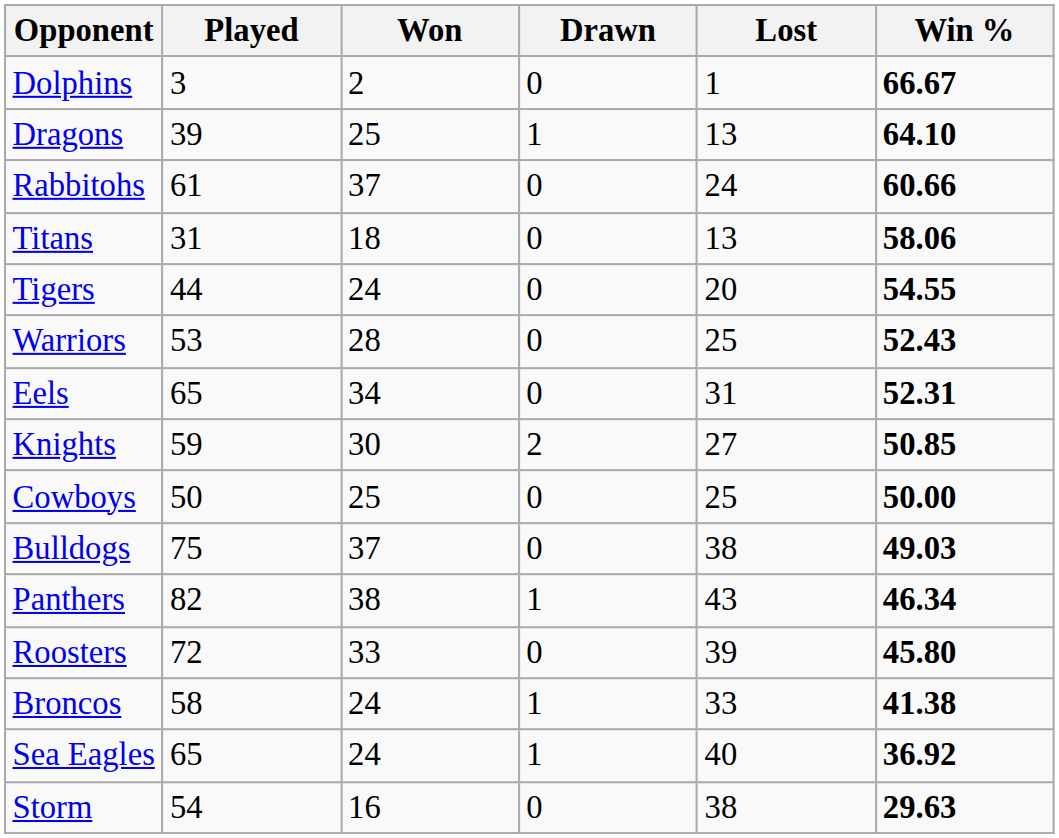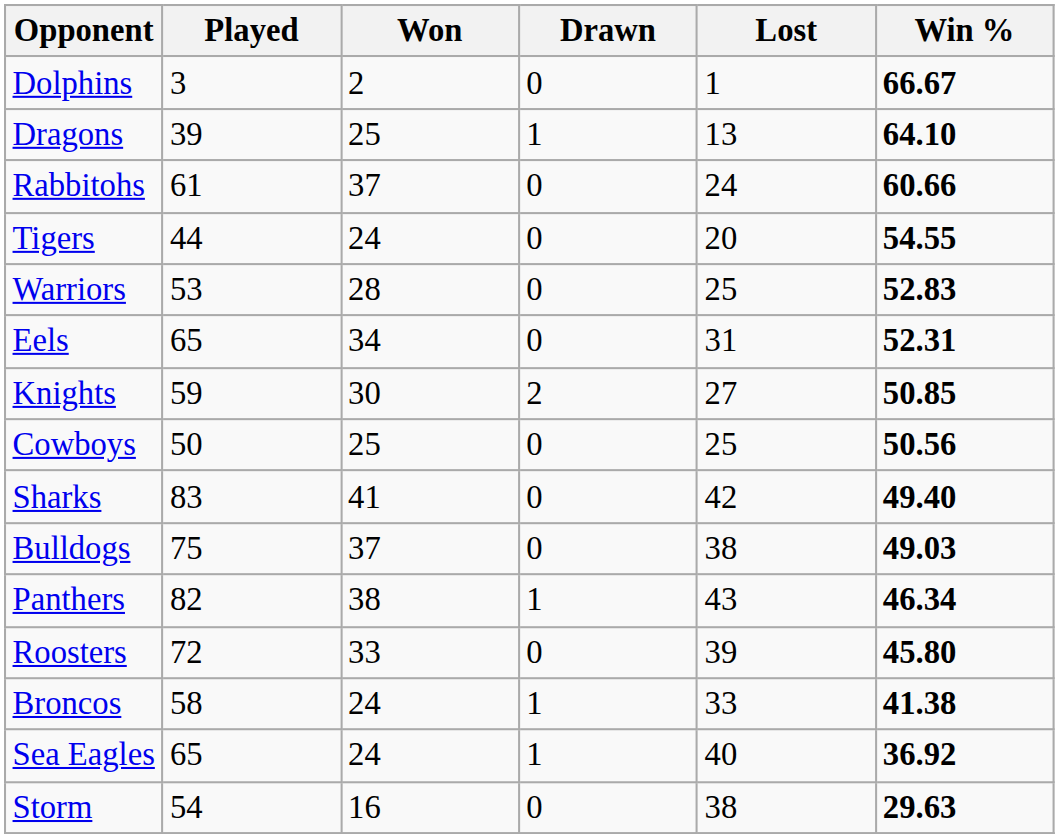- row: (53, 237)
(920, 340) 52.43 -> (920, 289) 52.83
(920, 496) 50.00 -> (920, 444) 50.56
+ row: (57, 496)
